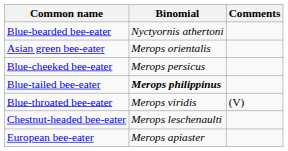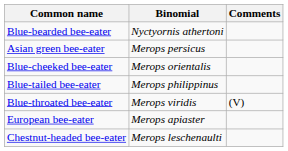(171, 48) Merops orientalis -> (168, 48) Merops persicus
(168, 66) Merops persicus -> (171, 66) Merops orientalis
(176, 84) bold -> (175, 84) normal
rows swapped: (66, 119) <-> (50, 137)
